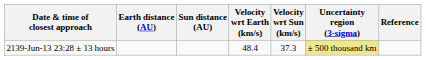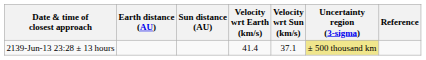(250, 48) 48.4 -> (250, 48) 41.4
(288, 48) 37.3 -> (288, 48) 37.1
